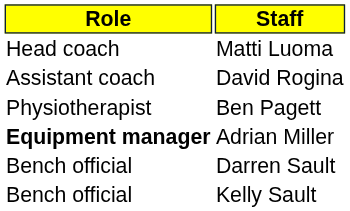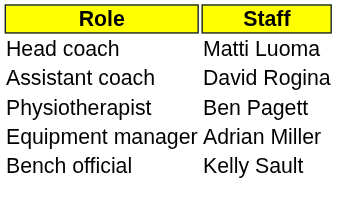(108, 137) bold -> (102, 137) normal
- row: (276, 166)
